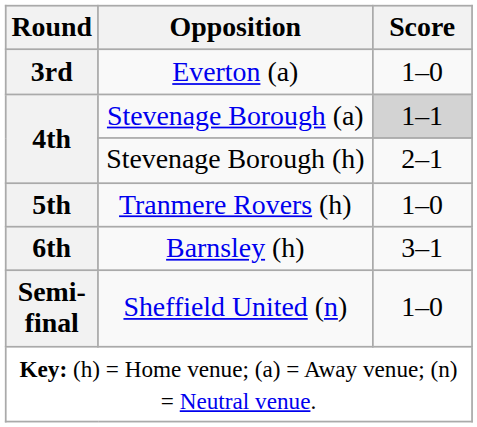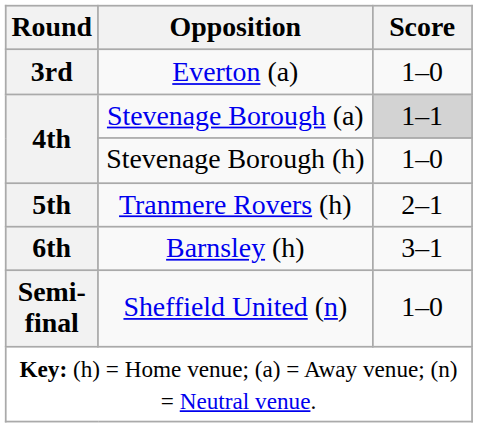(422, 159) 2–1 -> (422, 159) 1–0
(422, 204) 1–0 -> (422, 204) 2–1
